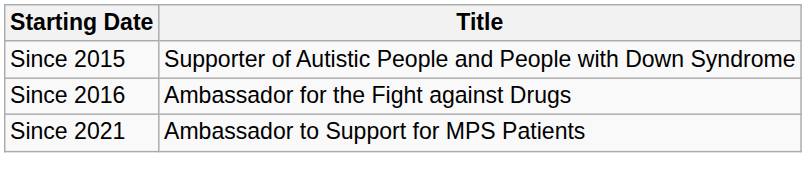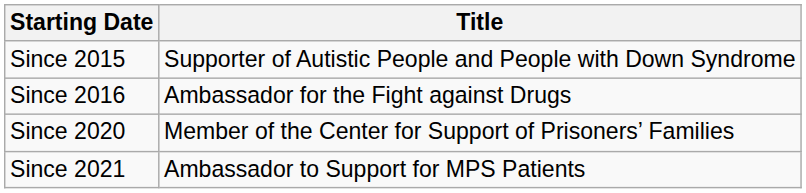+ row: (68, 132)
